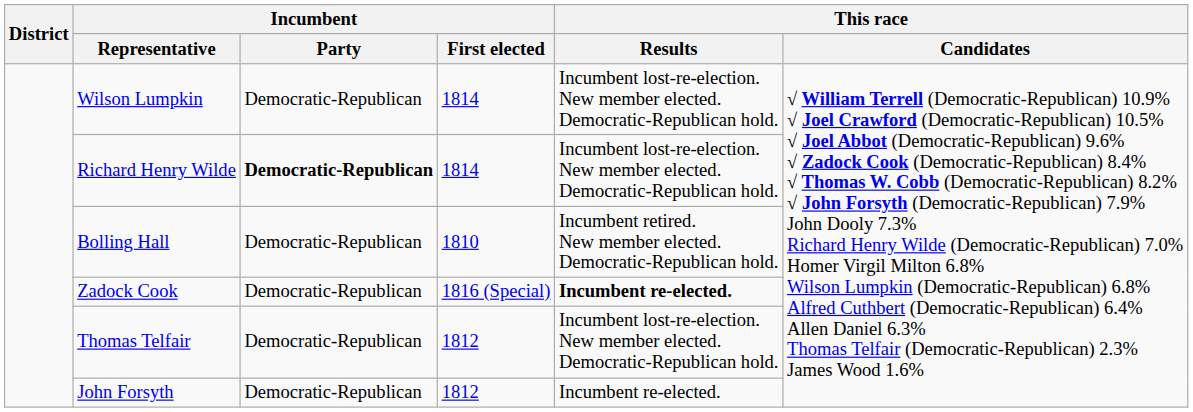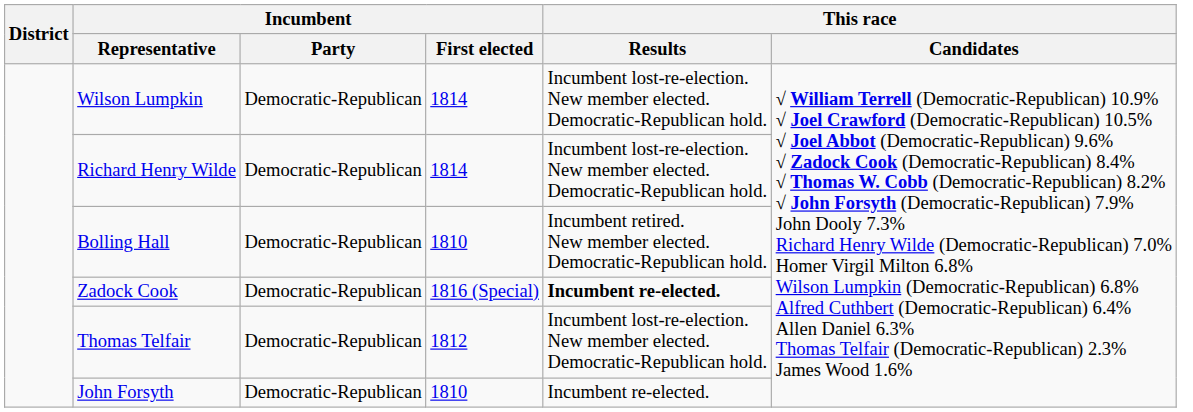(339, 170) bold -> (333, 170) normal
(460, 392) 1812 -> (449, 392) 1810
